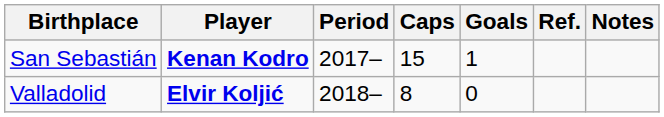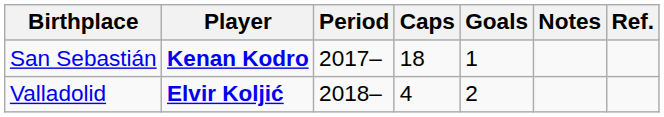columns swapped: (623, 22) <-> (560, 22)
(412, 58) 15 -> (412, 58) 18
(406, 93) 8 -> (406, 93) 4
(472, 93) 0 -> (472, 93) 2
